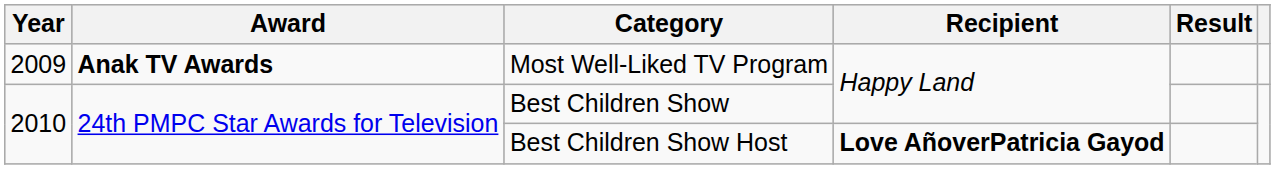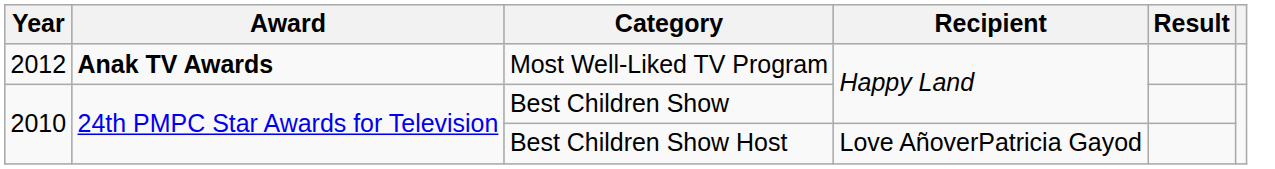(38, 63) 2009 -> (38, 63) 2012
(1002, 143) bold -> (991, 143) normal
